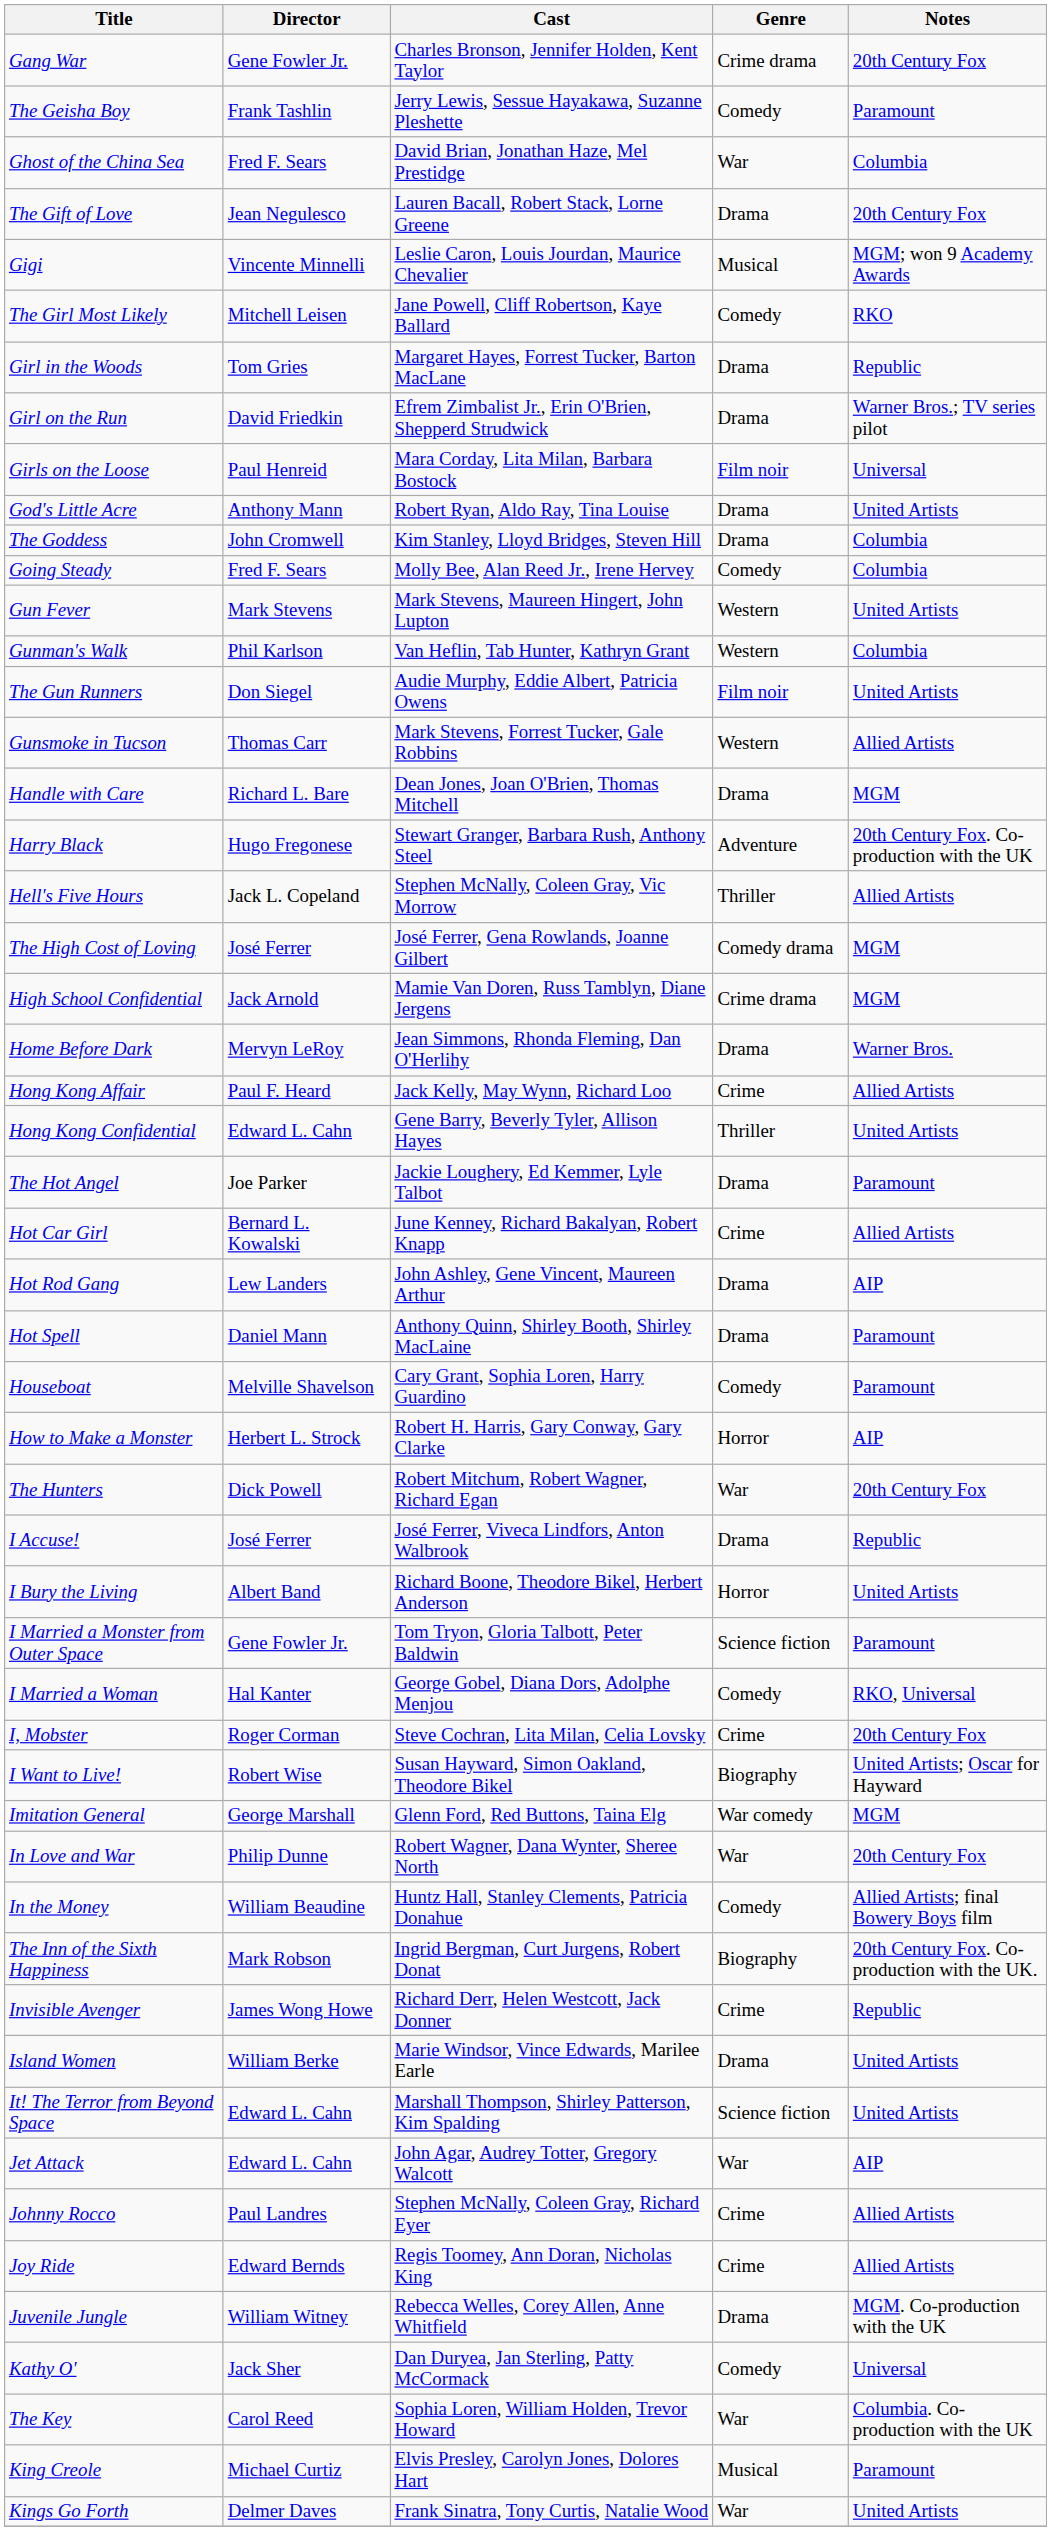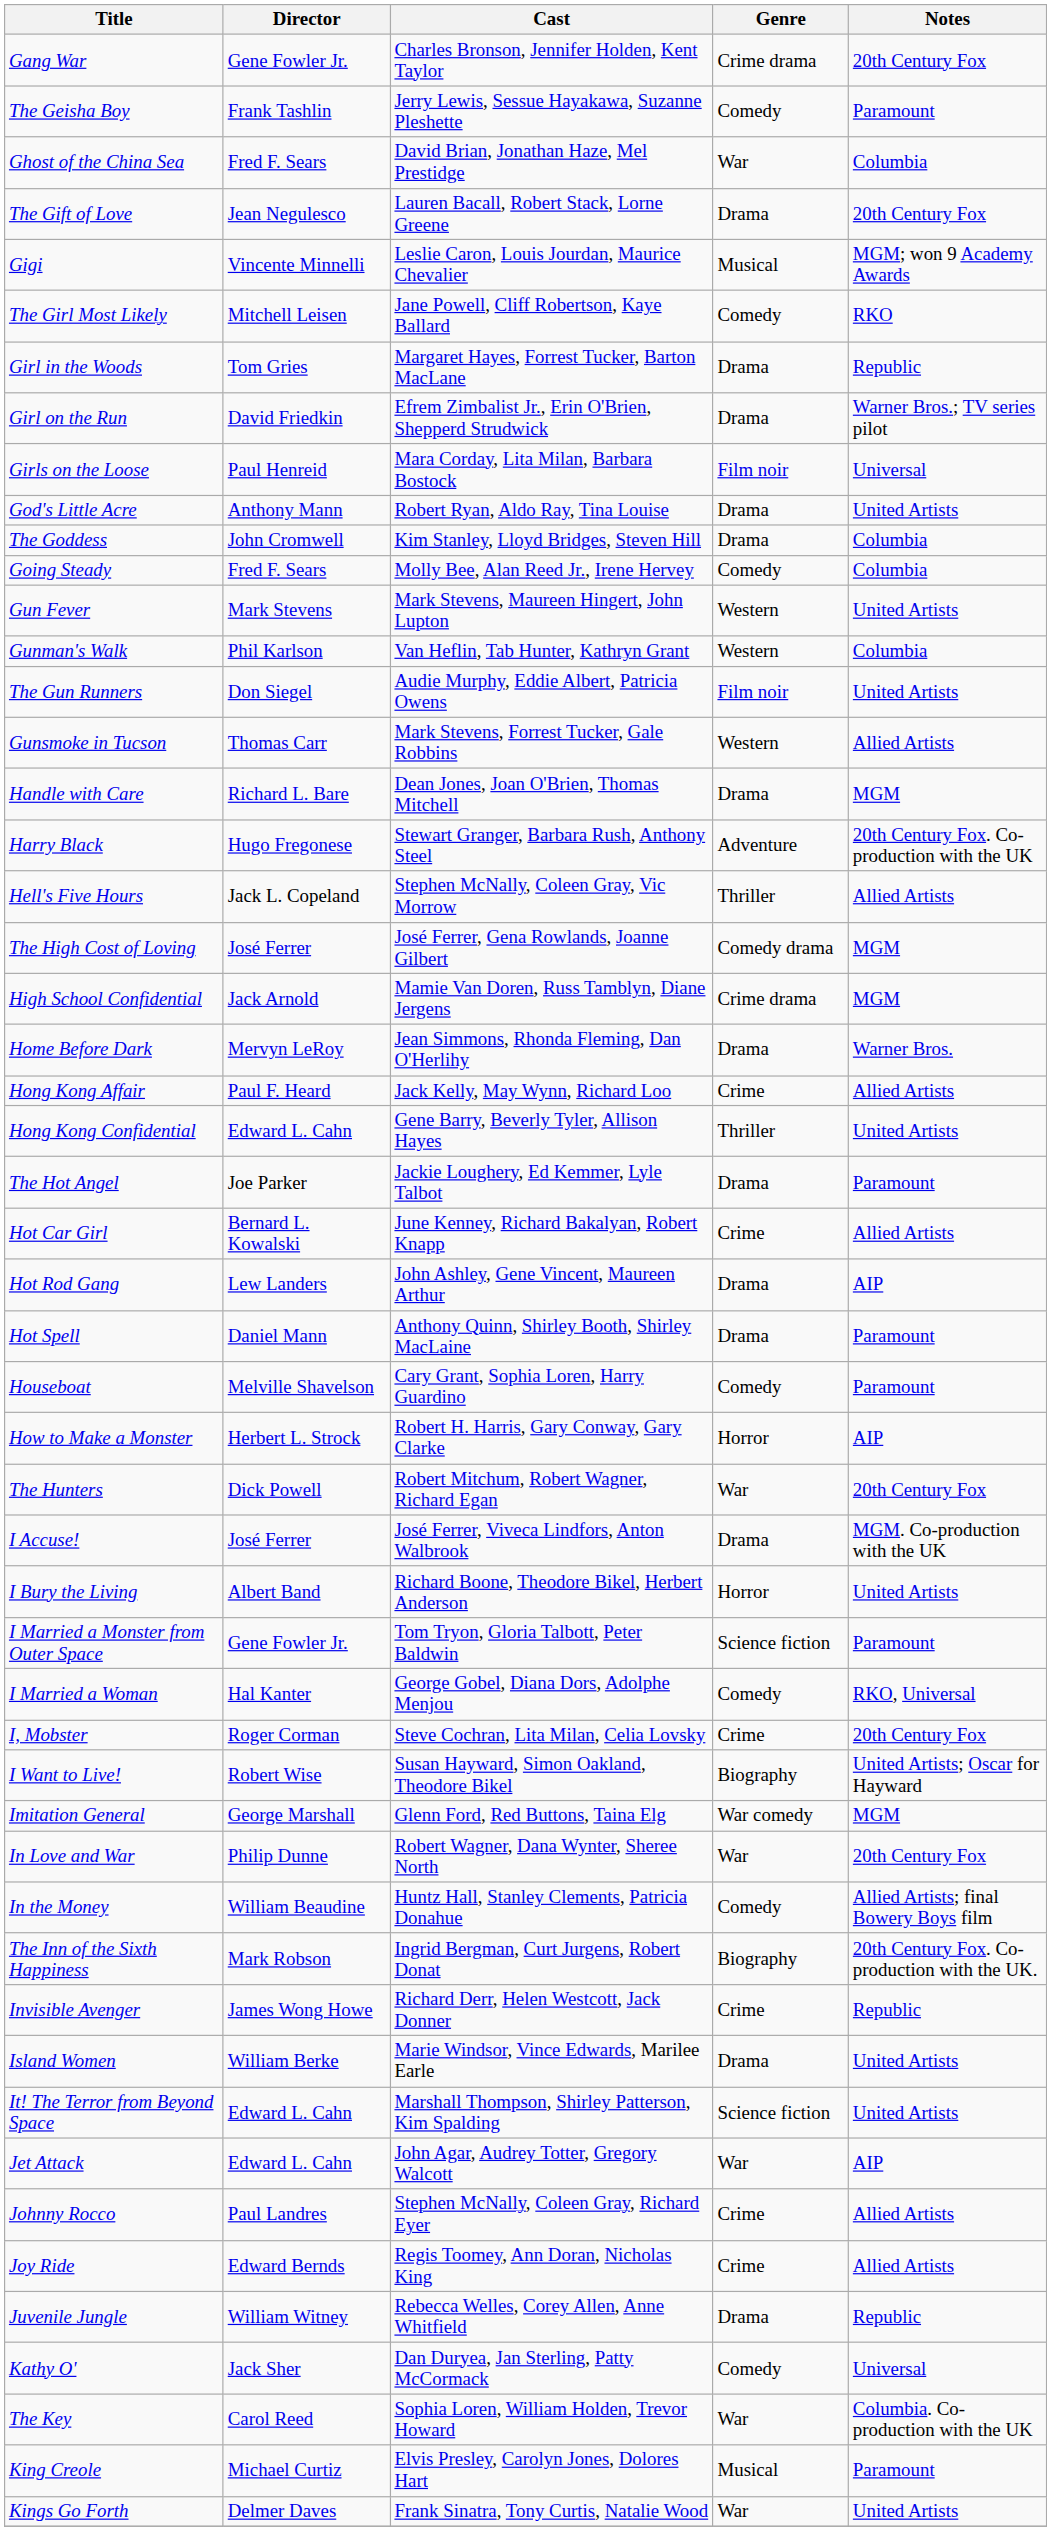(887, 1540) Republic -> (936, 1540) MGM. Co-production with the UK
(936, 2316) MGM. Co-production with the UK -> (887, 2316) Republic
